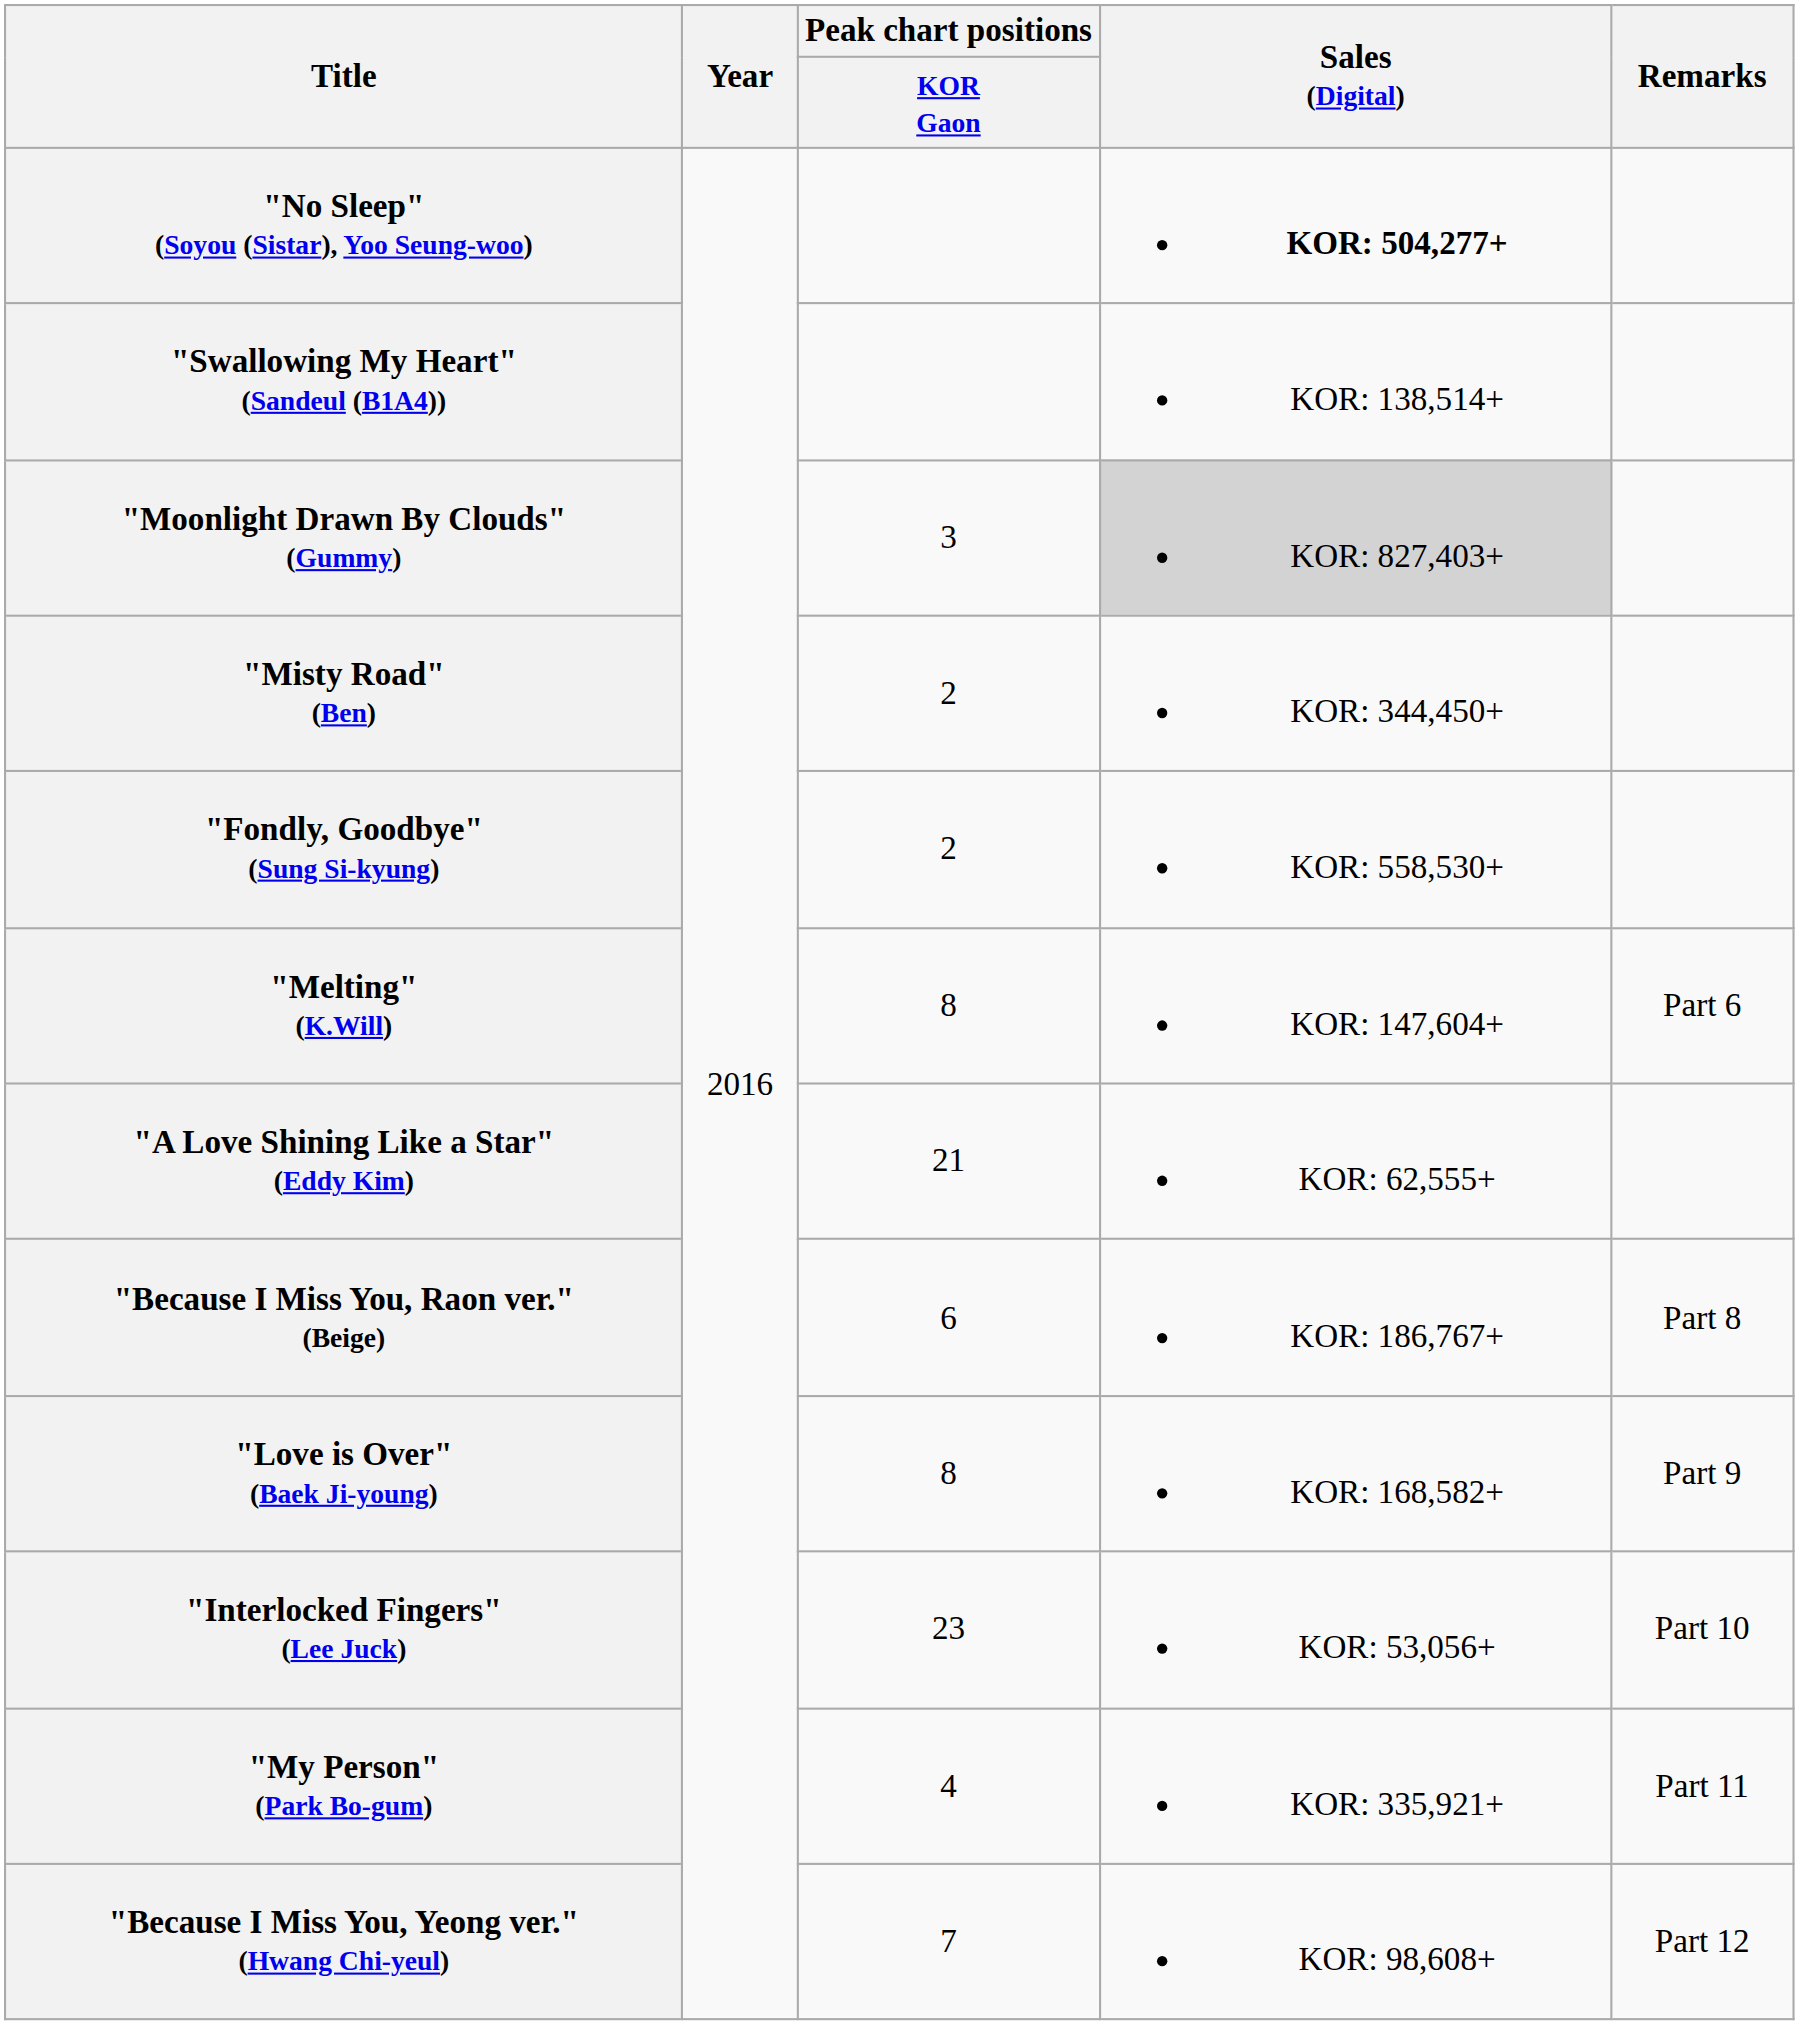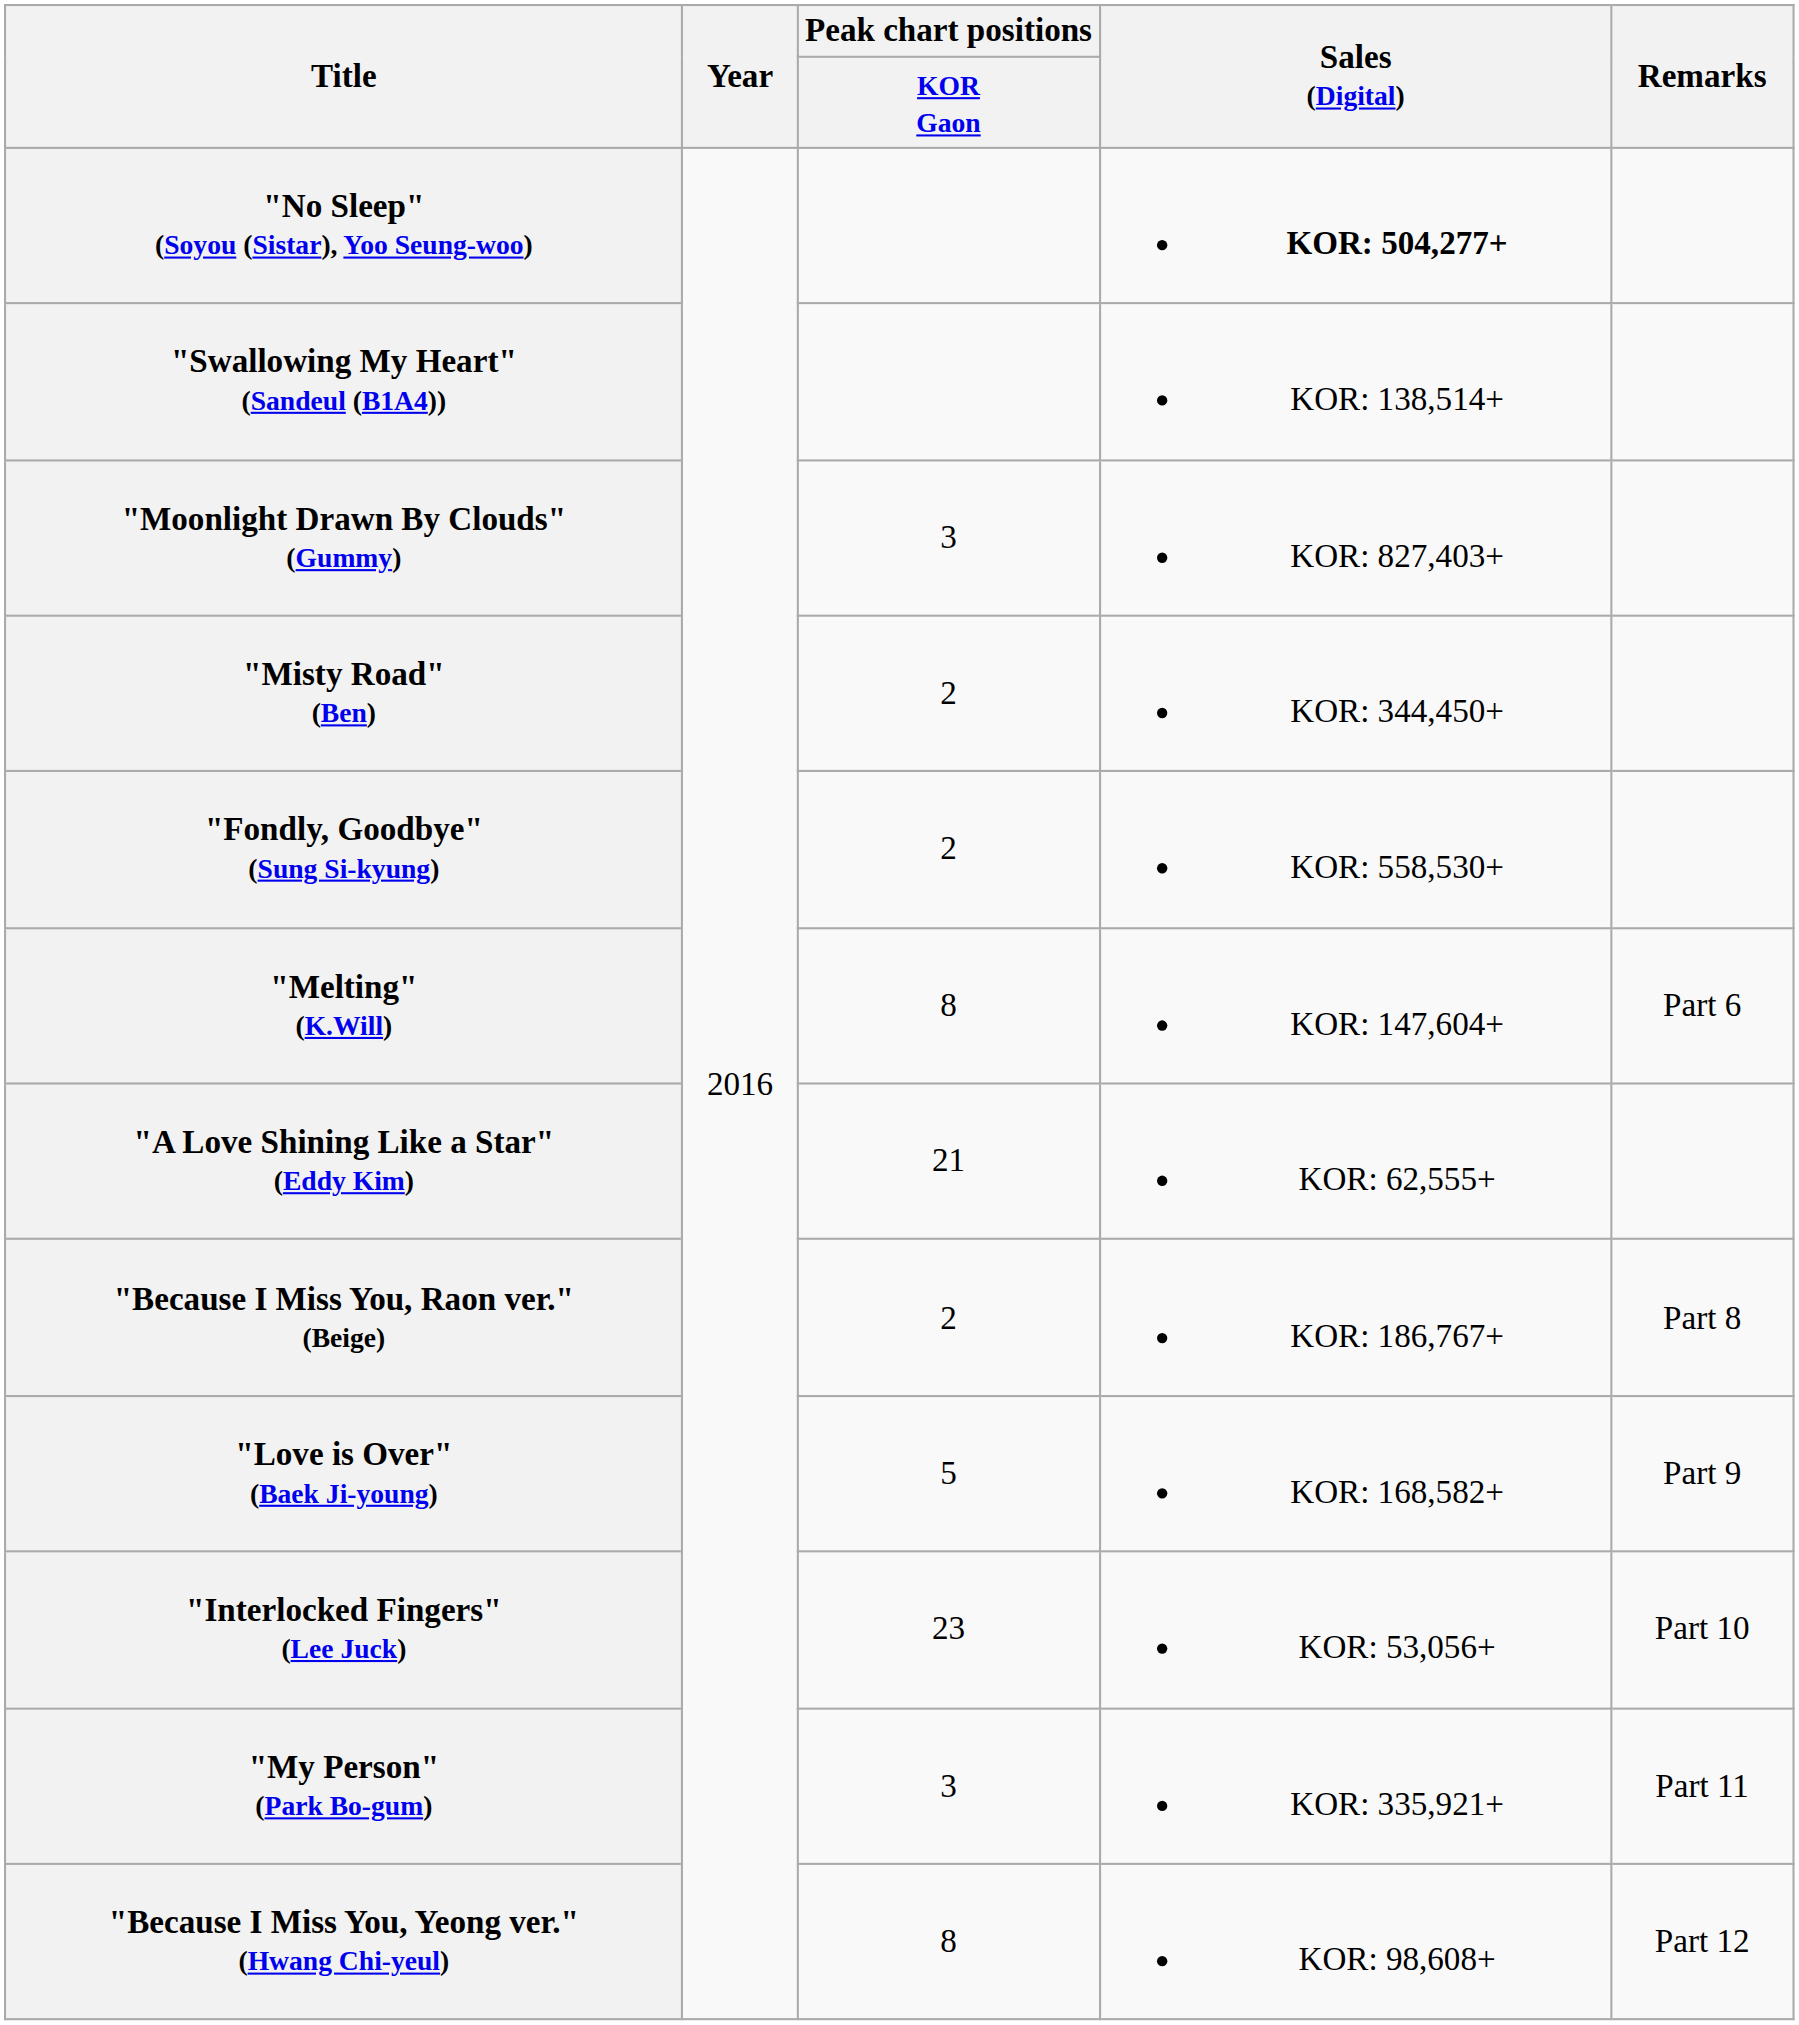(1356, 556) lightgrey background -> (1356, 556) no background
(948, 1317) 6 -> (948, 1317) 2
(948, 1473) 8 -> (948, 1473) 5
(948, 1785) 4 -> (948, 1785) 3
(948, 1941) 7 -> (948, 1941) 8
